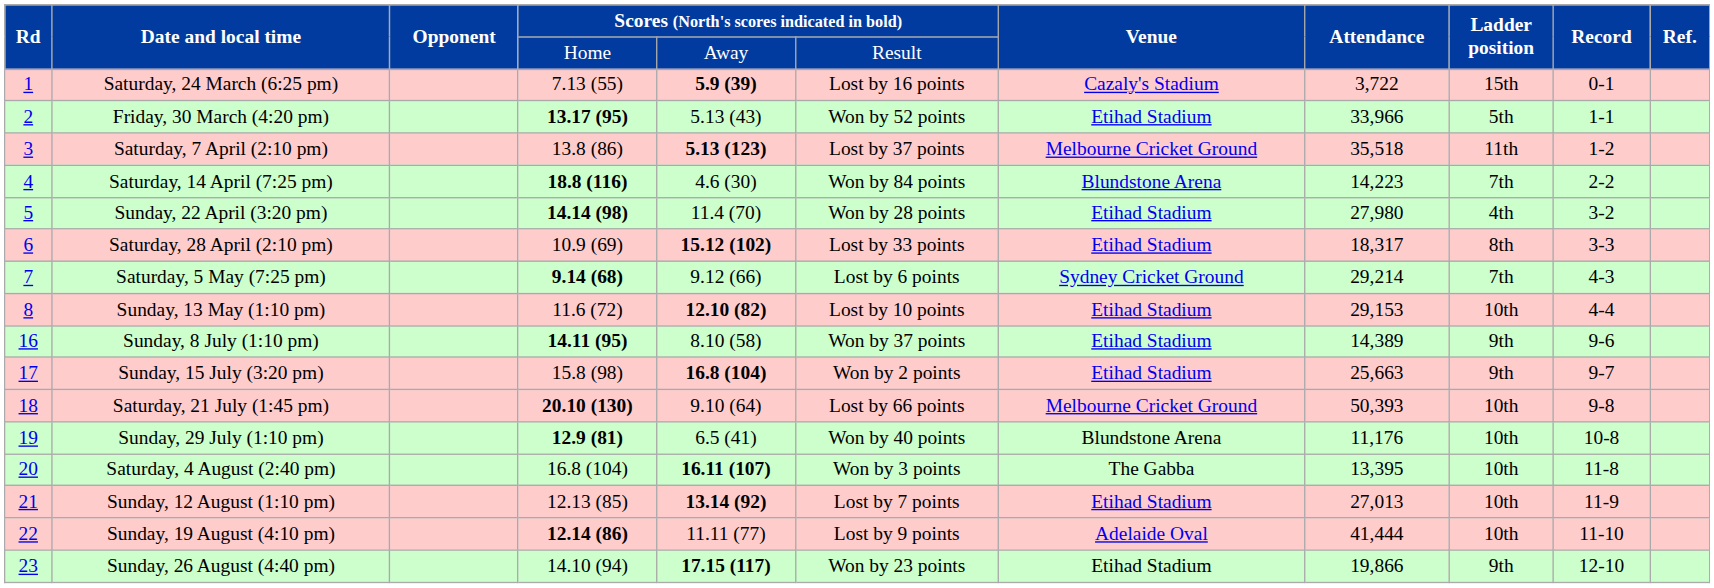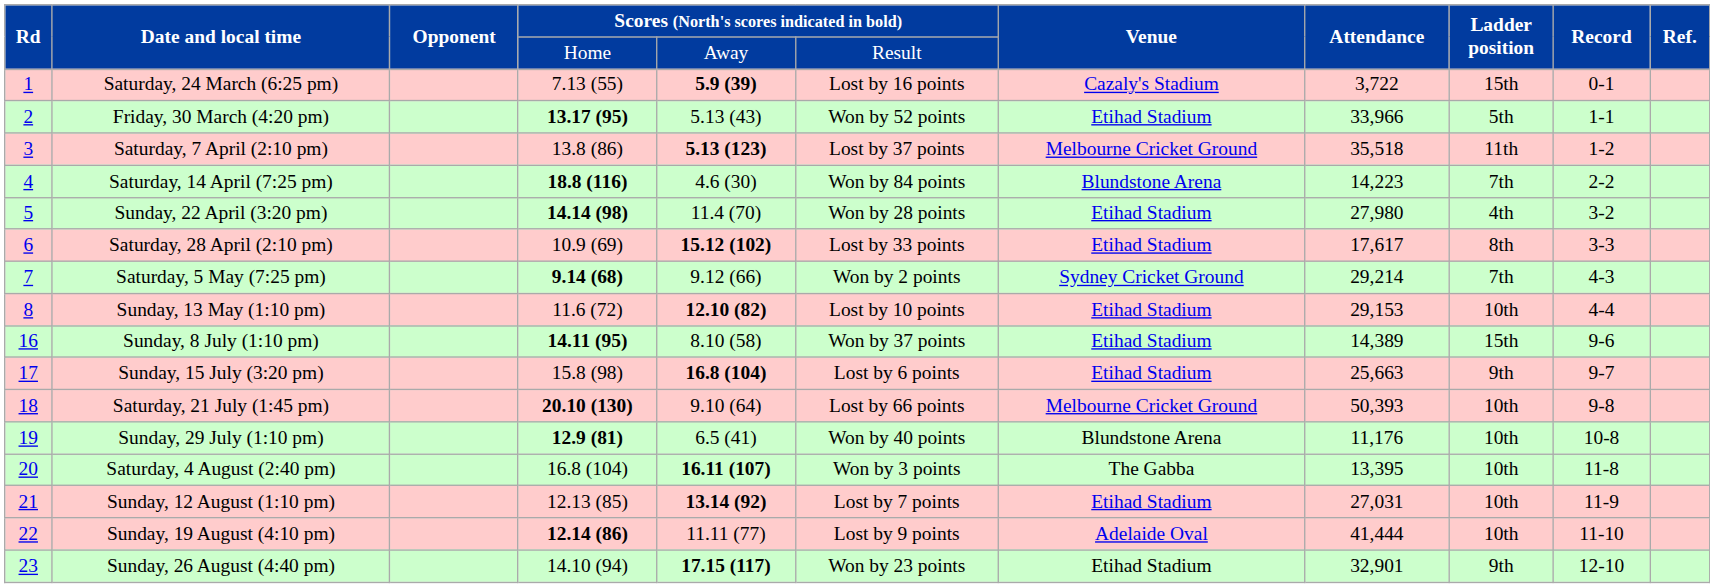(1377, 245) 18,317 -> (1377, 245) 17,617
(897, 277) Lost by 6 points -> (897, 277) Won by 2 points
(1501, 341) 9th -> (1501, 341) 15th
(897, 373) Won by 2 points -> (897, 373) Lost by 6 points
(1377, 501) 27,013 -> (1377, 501) 27,031
(1377, 565) 19,866 -> (1377, 565) 32,901
